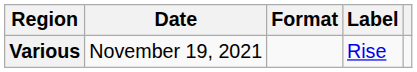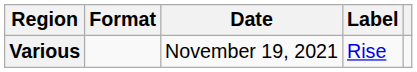columns swapped: (176, 20) <-> (305, 20)
